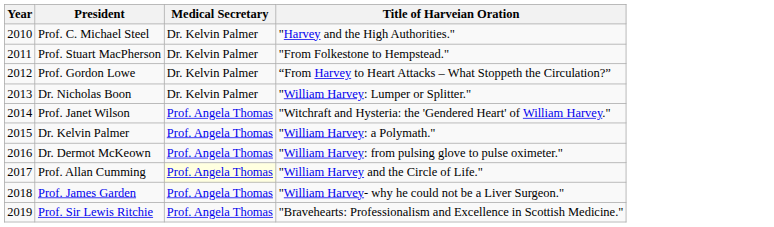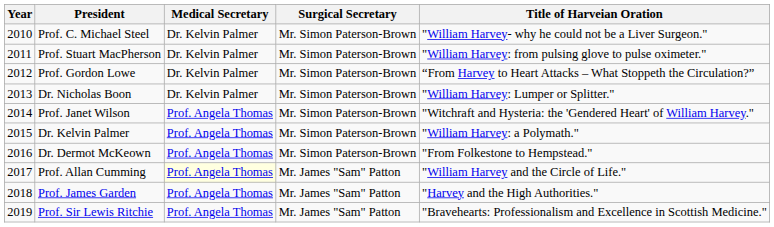+ column: (348, 14)
(367, 34) "Harvey and the High Authorities." -> (565, 34) "William Harvey- why he could not be a Liver Surgeon."
(364, 53) "From Folkestone to Hempstead." -> (564, 53) "William Harvey: from pulsing glove to pulse oximeter."
(421, 152) "William Harvey: from pulsing glove to pulse oximeter." -> (507, 152) "From Folkestone to Hempstead."
(421, 192) "William Harvey- why he could not be a Liver Surgeon." -> (510, 192) "Harvey and the High Authorities."
